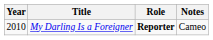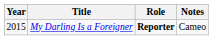(16, 27) 2010 -> (16, 27) 2015
